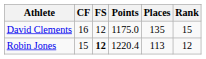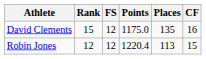columns swapped: (83, 13) <-> (187, 13)
(101, 46) bold -> (111, 46) normal
